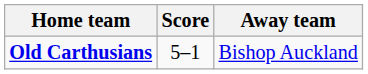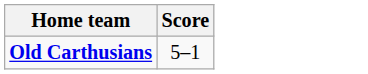- column: (288, 20)
